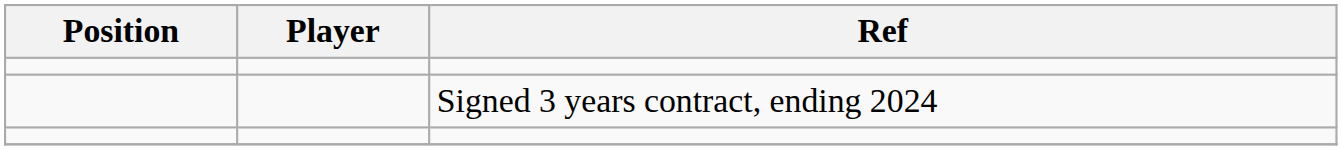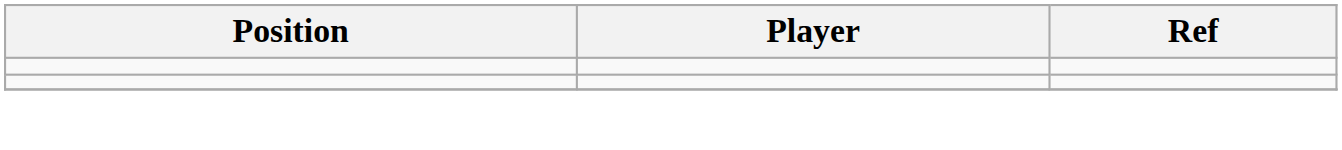- row: (121, 101)
